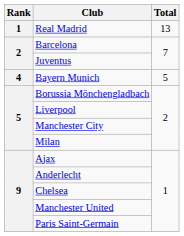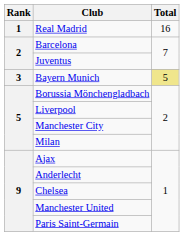(165, 28) 13 -> (165, 28) 16
(19, 77) 4 -> (19, 77) 3
(165, 77) no background -> (165, 77) khaki background
